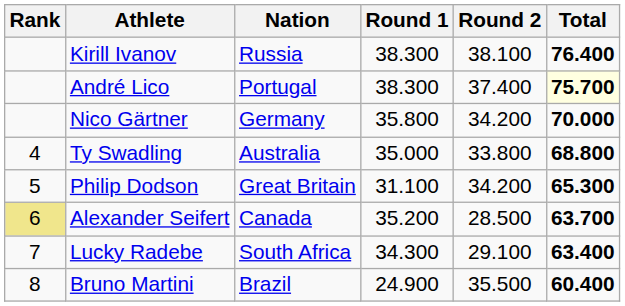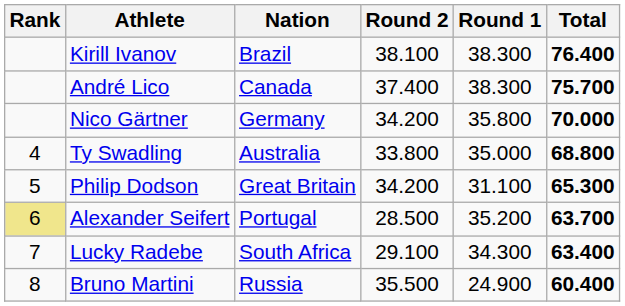columns swapped: (407, 20) <-> (500, 20)
(271, 53) Russia -> (265, 53) Brazil
(278, 86) Portugal -> (275, 86) Canada
(583, 86) lightyellow background -> (583, 86) no background
(275, 218) Canada -> (278, 218) Portugal
(265, 284) Brazil -> (271, 284) Russia
